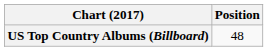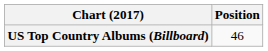(237, 35) 48 -> (237, 35) 46
